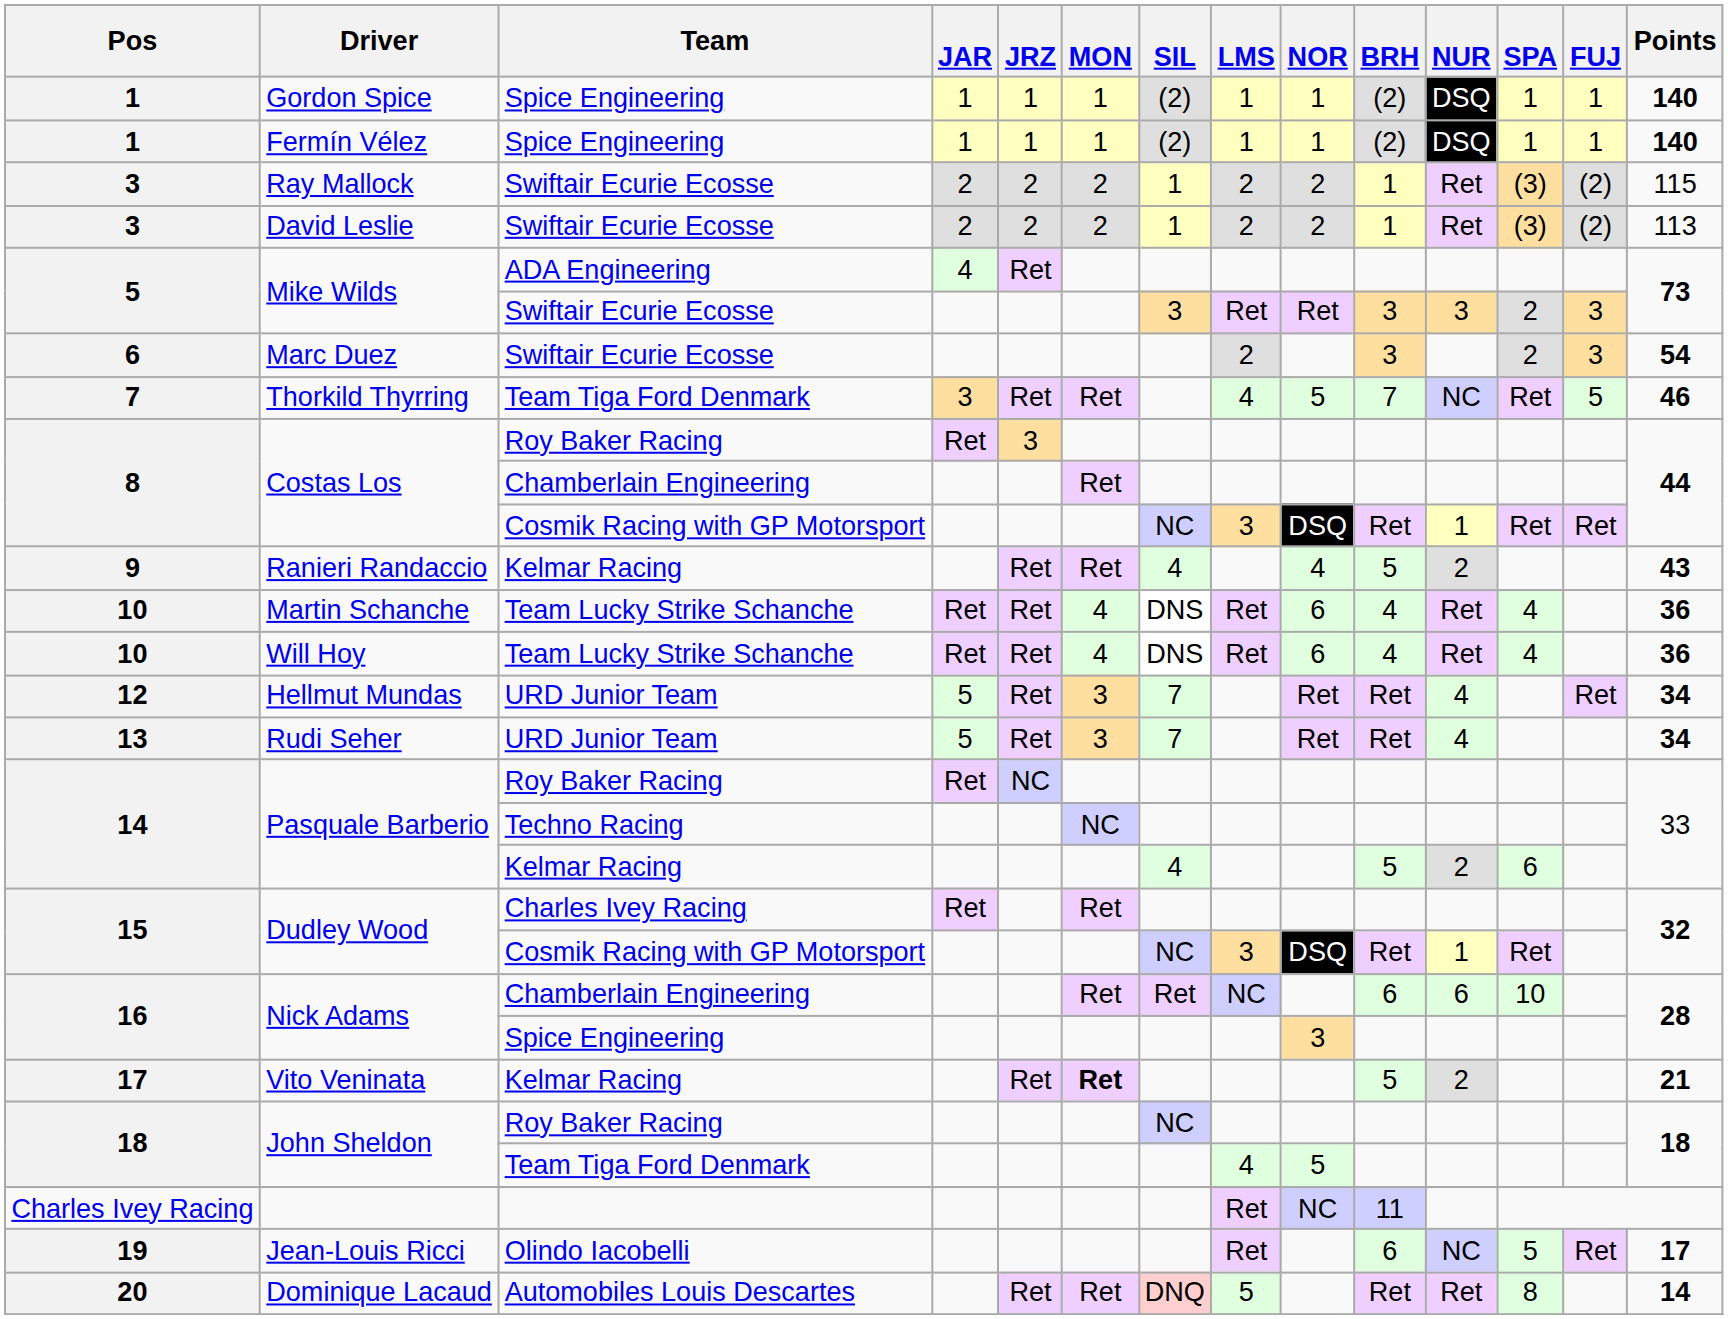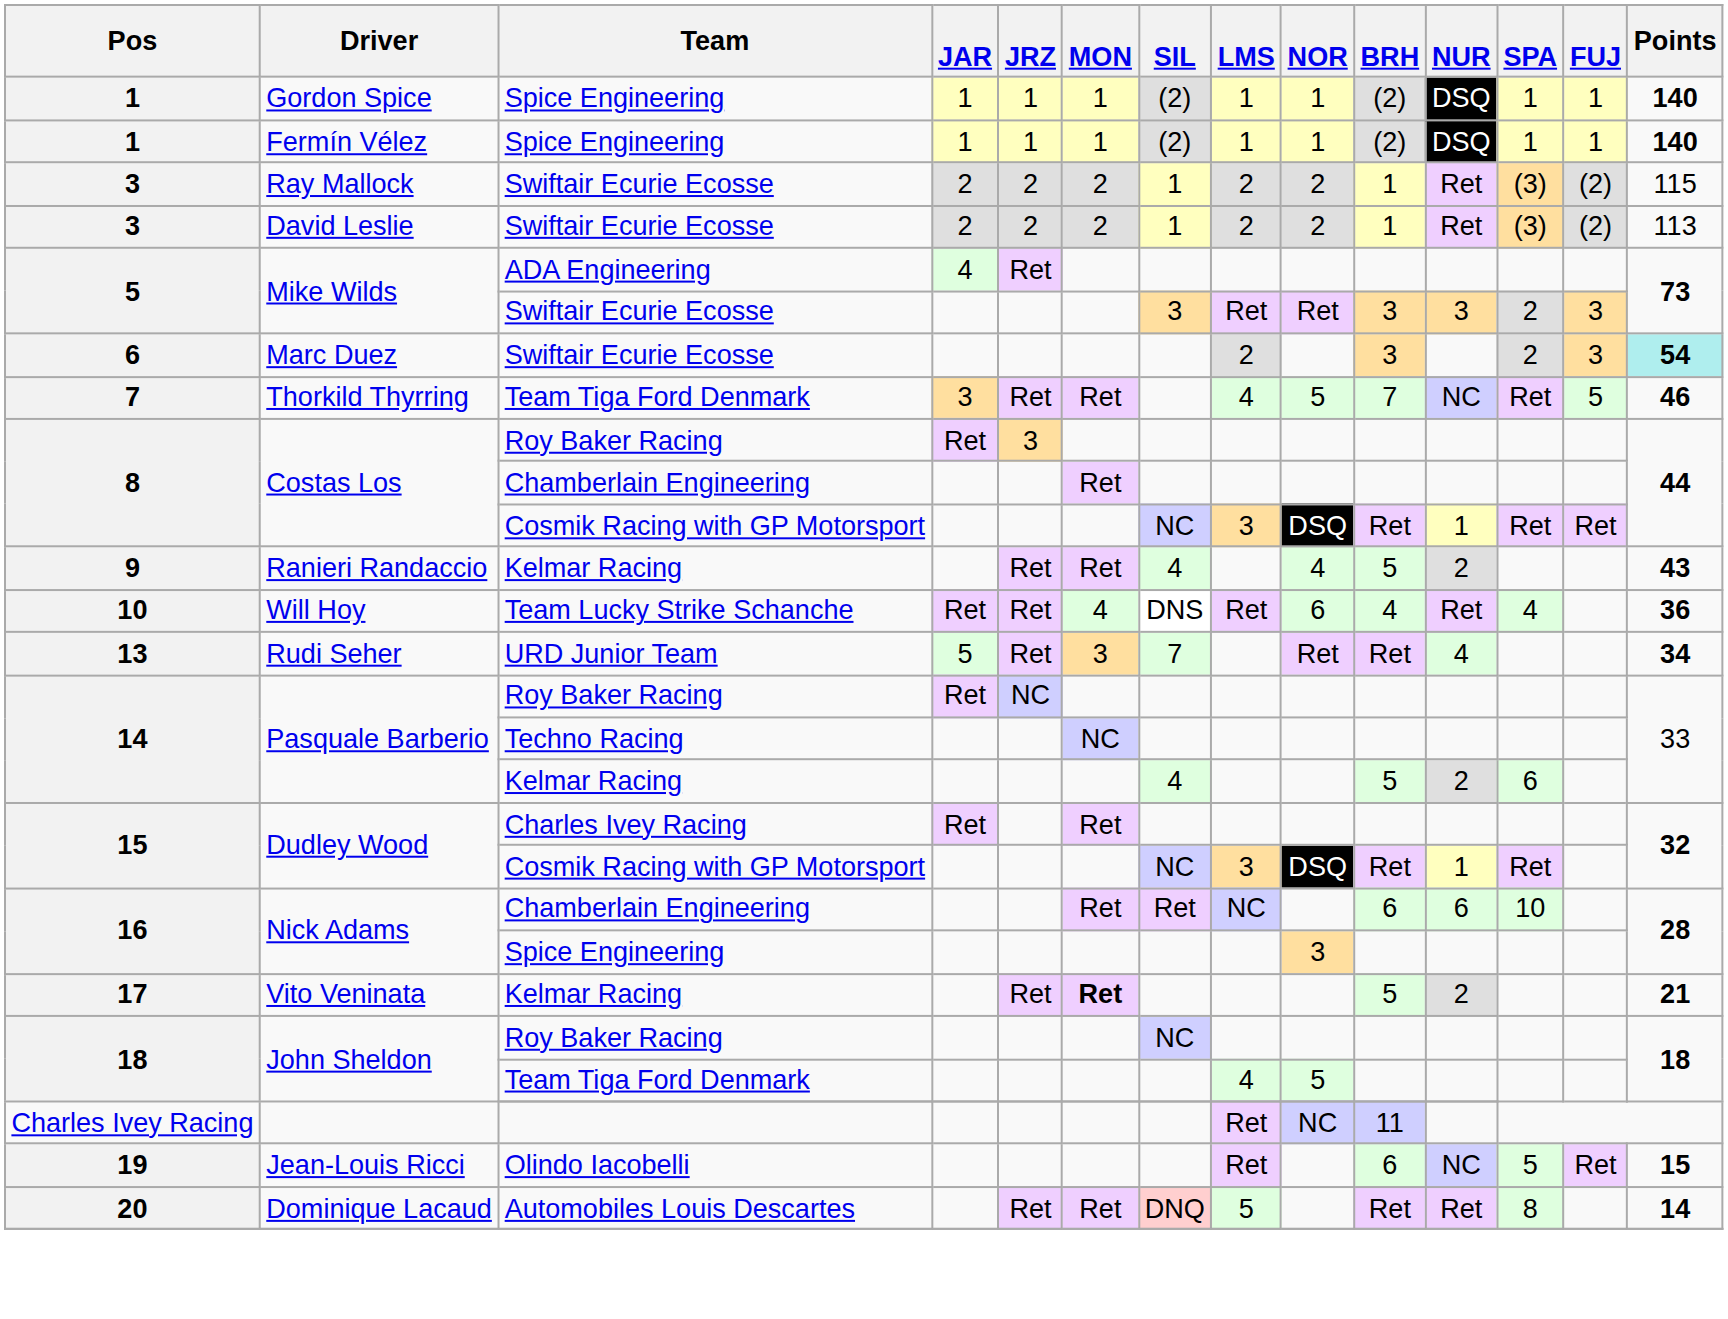(1675, 354) no background -> (1675, 354) paleturquoise background
- row: (368, 610)
- row: (364, 696)
(1675, 1250) 17 -> (1675, 1165) 15
